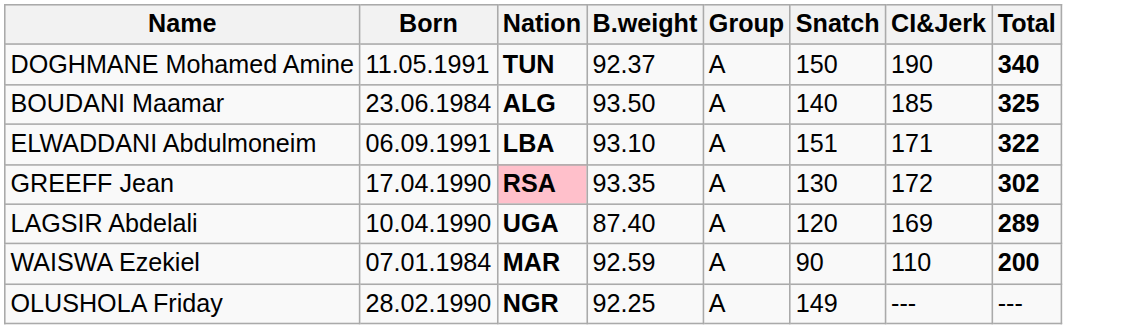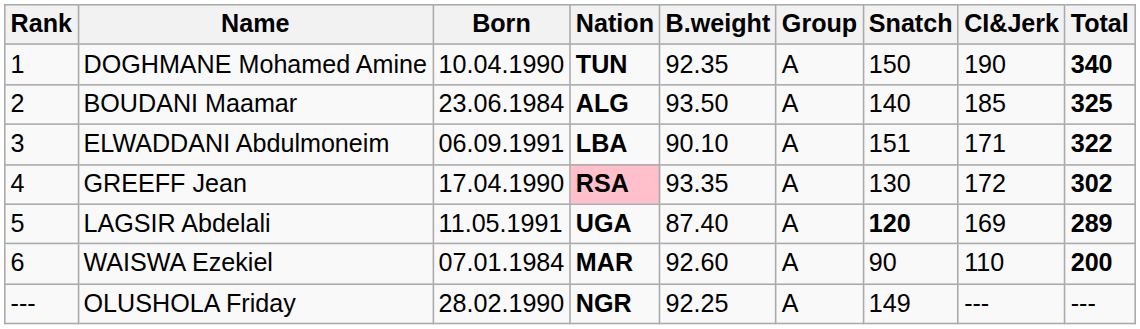+ column: (41, 24)
(427, 64) 11.05.1991 -> (501, 64) 10.04.1990
(624, 64) 92.37 -> (697, 64) 92.35
(624, 143) 93.10 -> (697, 143) 90.10
(428, 223) 10.04.1990 -> (501, 223) 11.05.1991
(817, 223) normal -> (890, 223) bold
(624, 263) 92.59 -> (697, 263) 92.60
